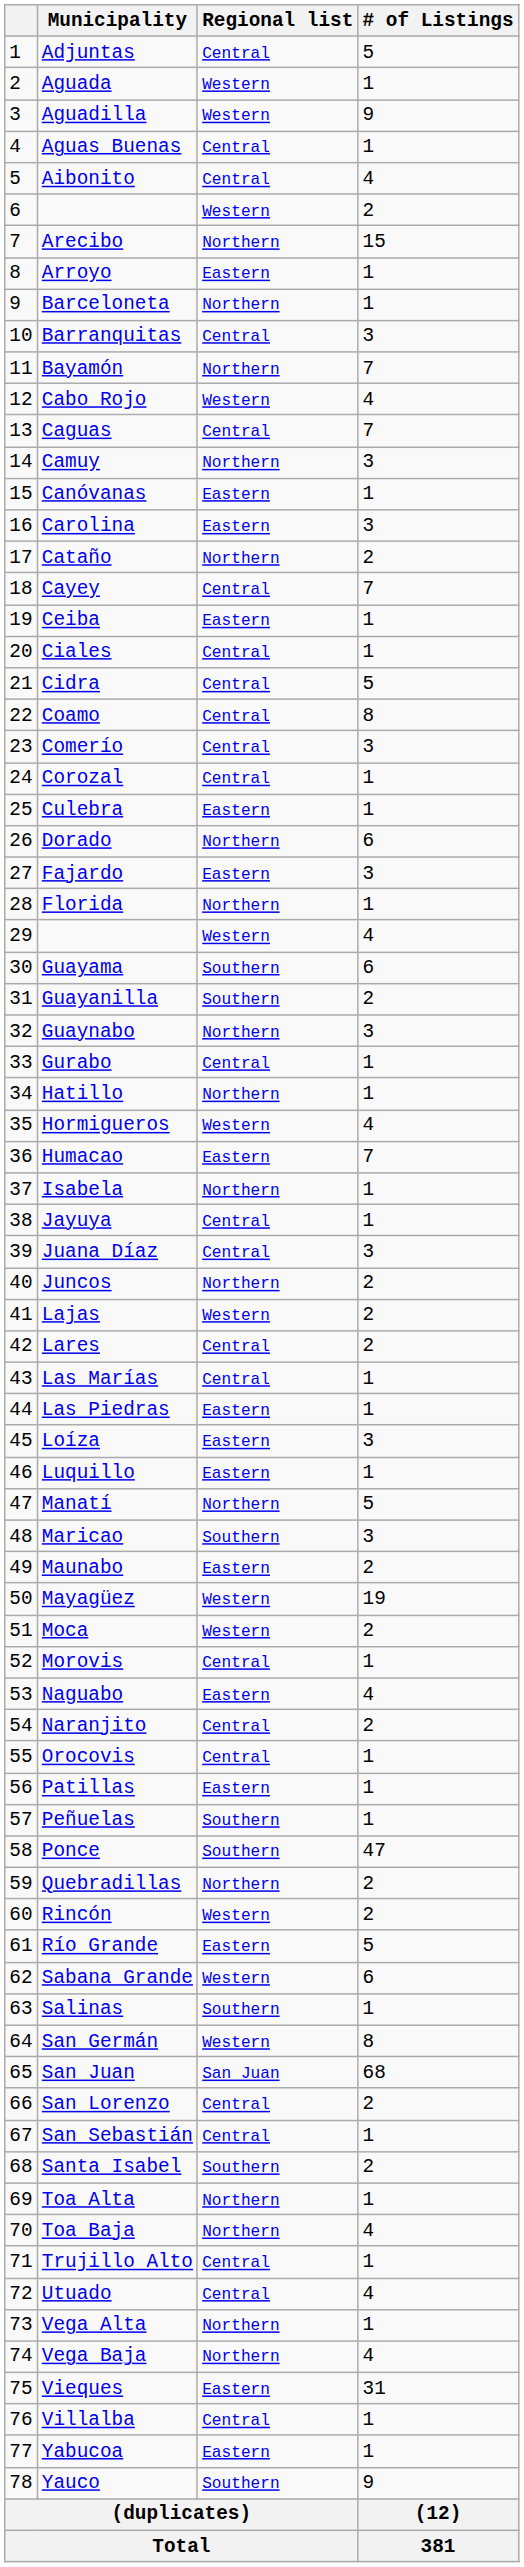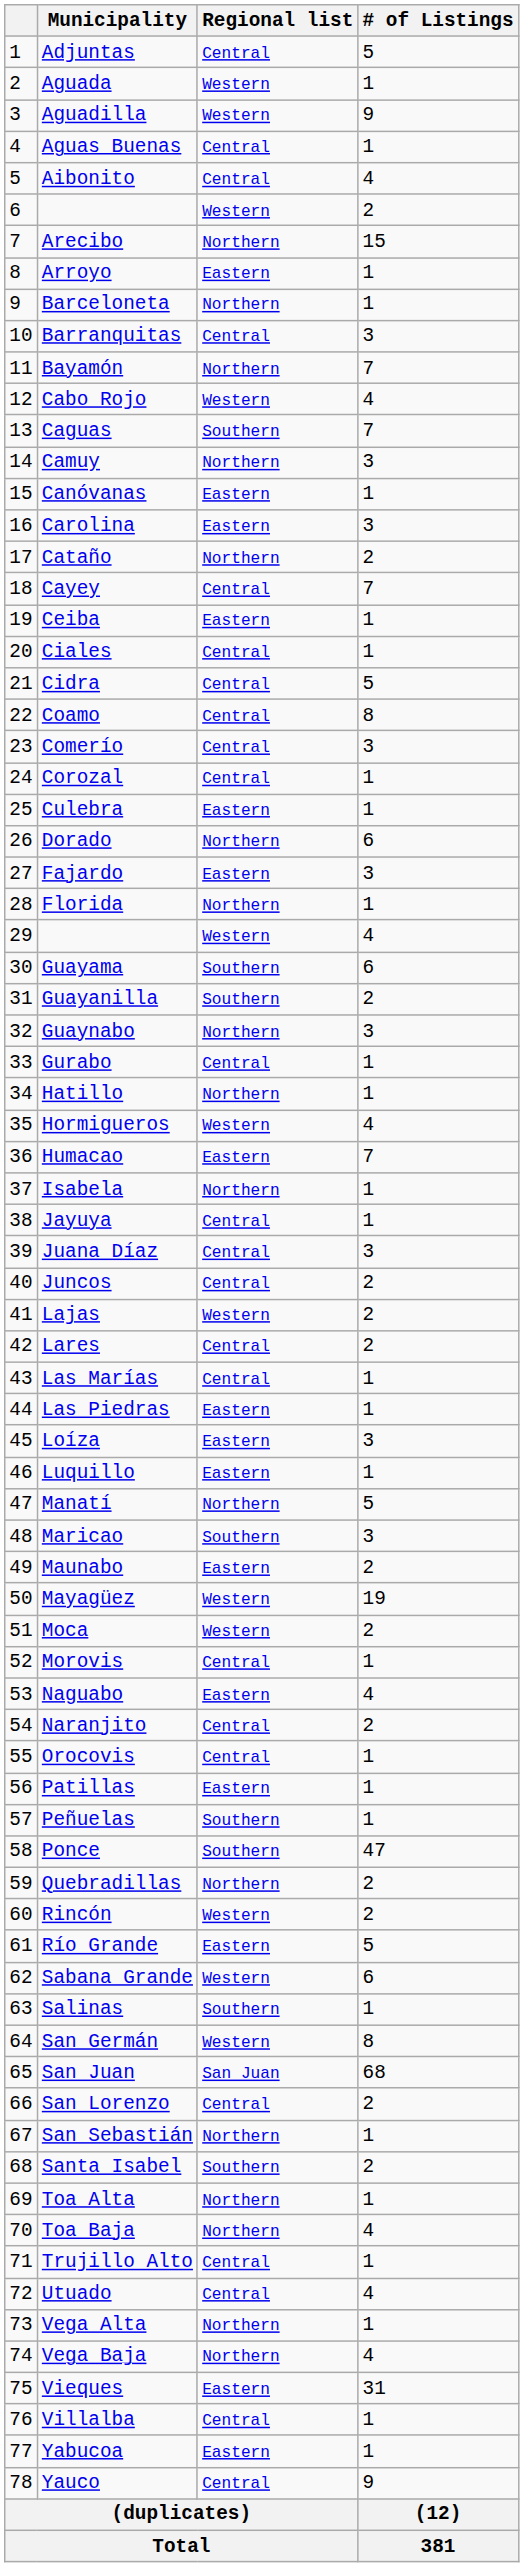(236, 432) Central -> (241, 432) Southern
(241, 1284) Northern -> (236, 1284) Central
(236, 2136) Central -> (241, 2136) Northern
(241, 2484) Southern -> (236, 2484) Central
